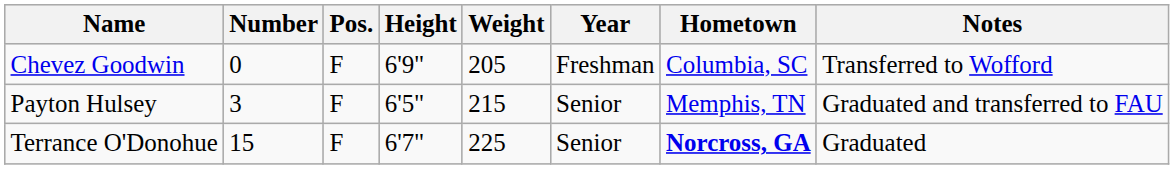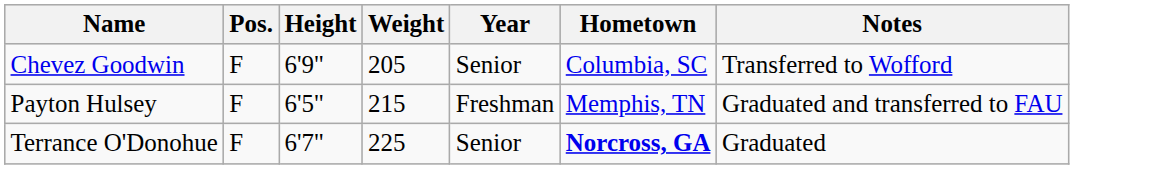- column: (274, 24)
(605, 63) Freshman -> (488, 63) Senior
(589, 103) Senior -> (505, 103) Freshman
